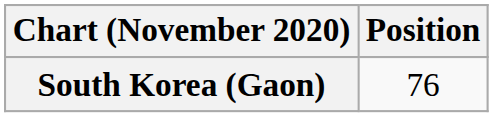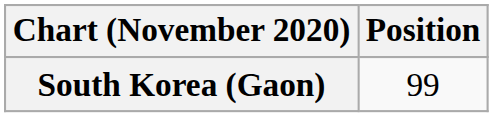(423, 83) 76 -> (423, 83) 99
